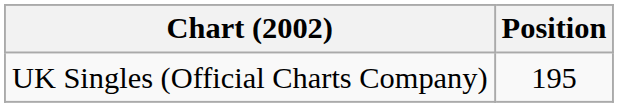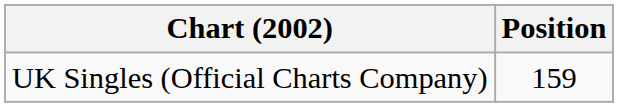(554, 76) 195 -> (554, 76) 159
